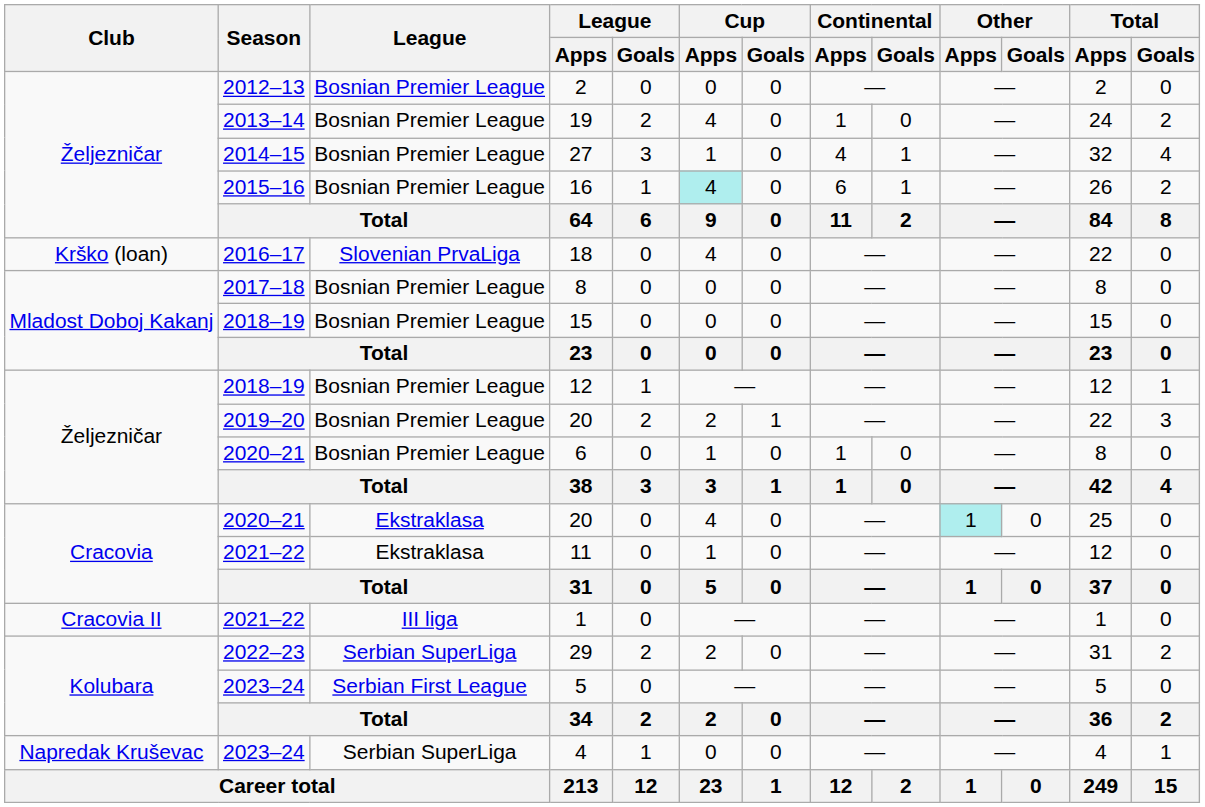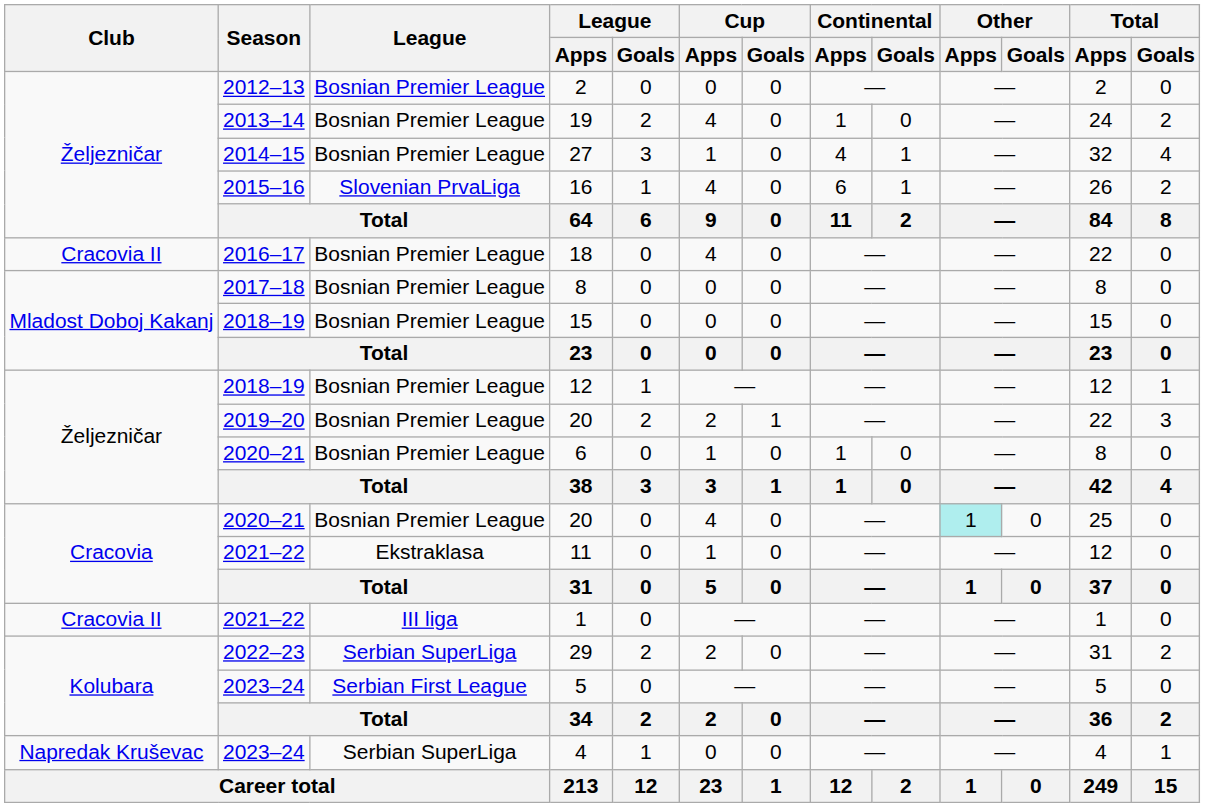(430, 187) Bosnian Premier League -> (430, 187) Slovenian PrvaLiga
(711, 187) paleturquoise background -> (711, 187) no background
(111, 253) Krško (loan) -> (111, 253) Cracovia II
(430, 253) Slovenian PrvaLiga -> (430, 253) Bosnian Premier League
(430, 519) Ekstraklasa -> (430, 519) Bosnian Premier League
